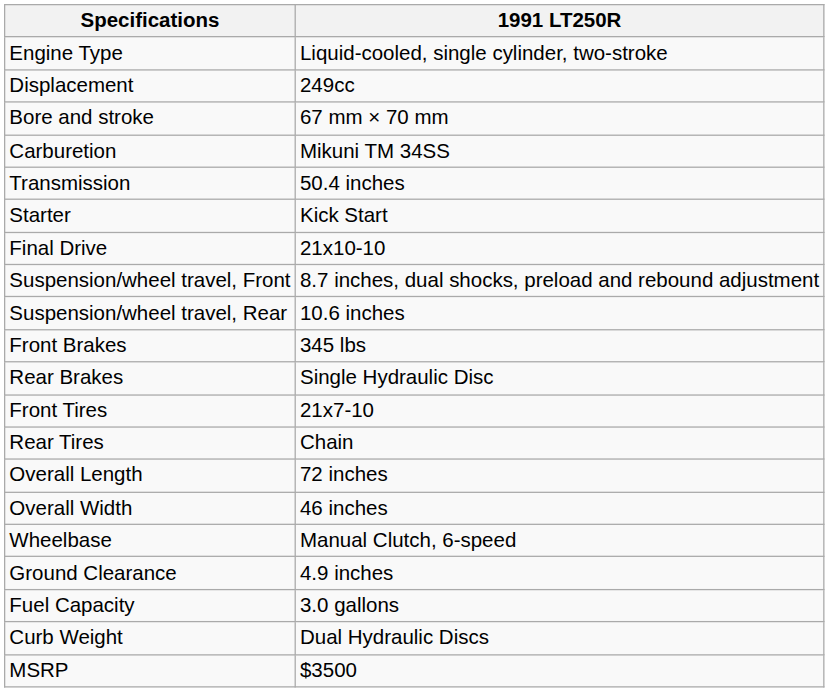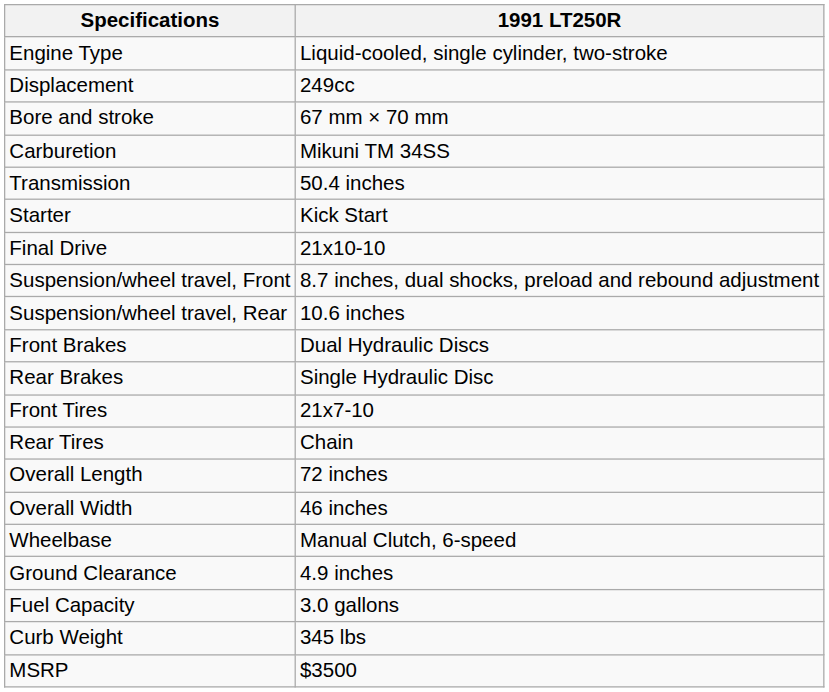(333, 345) 345 lbs -> (394, 345) Dual Hydraulic Discs
(394, 637) Dual Hydraulic Discs -> (333, 637) 345 lbs
